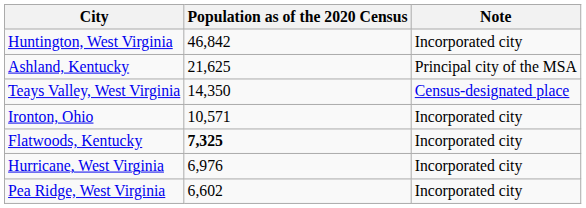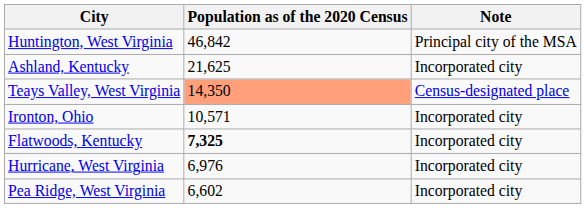(469, 41) Incorporated city -> (496, 41) Principal city of the MSA
(496, 66) Principal city of the MSA -> (469, 66) Incorporated city
(209, 91) no background -> (209, 91) lightsalmon background
